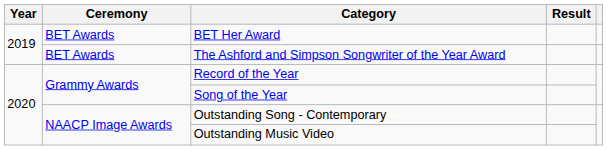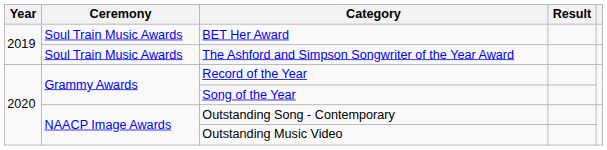(80, 34) BET Awards -> (114, 34) Soul Train Music Awards
(80, 54) BET Awards -> (114, 54) Soul Train Music Awards
